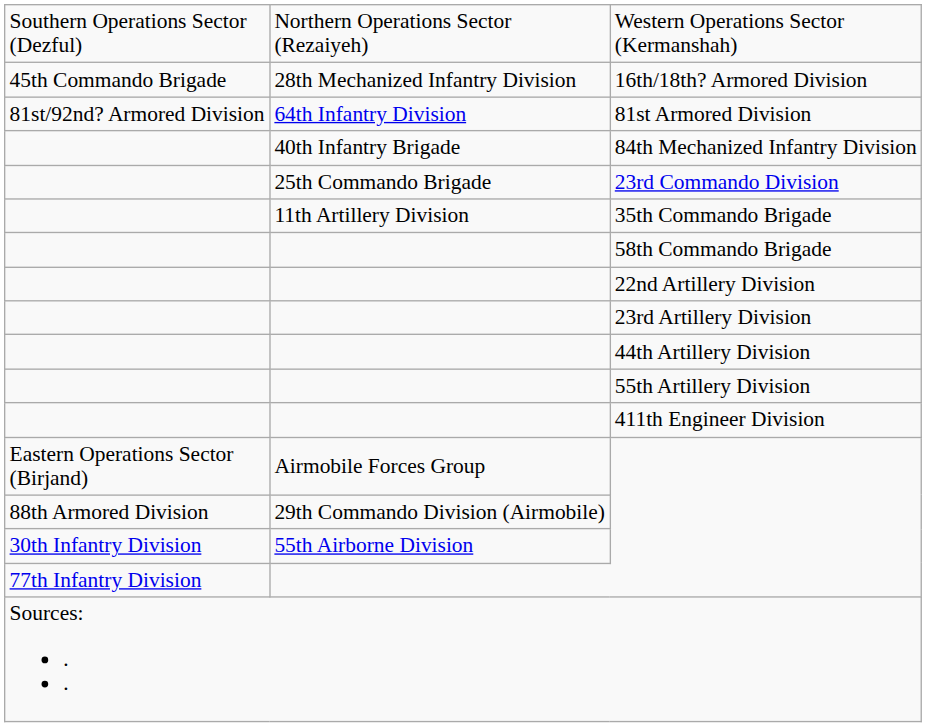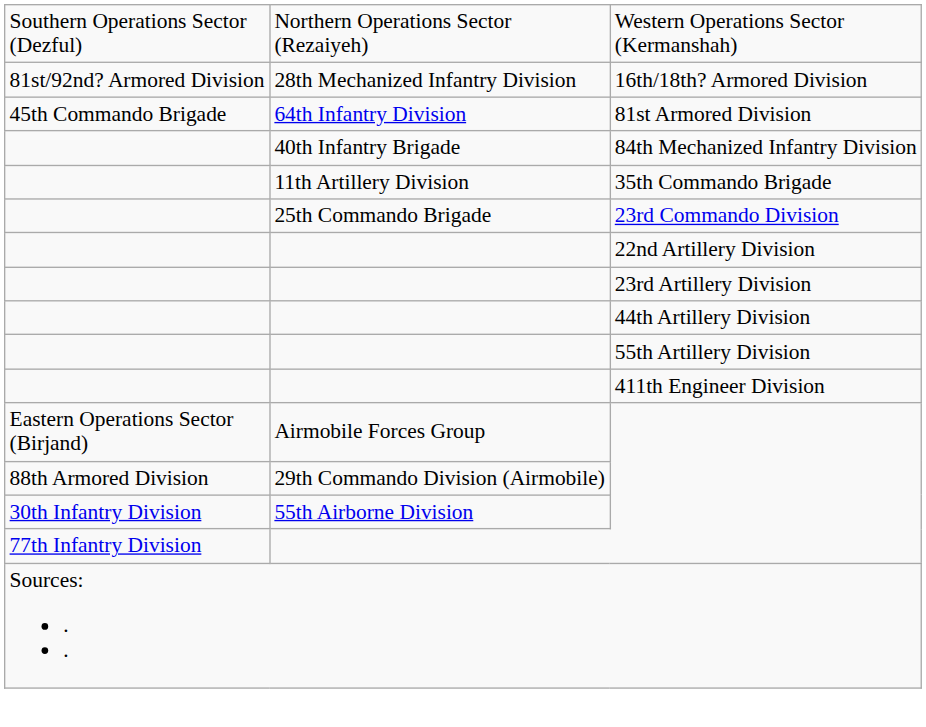(118, 79) 45th Commando Brigade -> (137, 79) 81st/92nd? Armored Division
(137, 113) 81st/92nd? Armored Division -> (118, 113) 45th Commando Brigade
rows swapped: (383, 181) <-> (372, 215)
- row: (440, 250)
